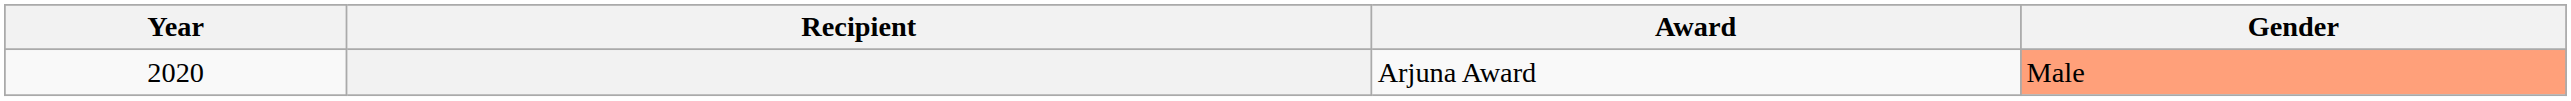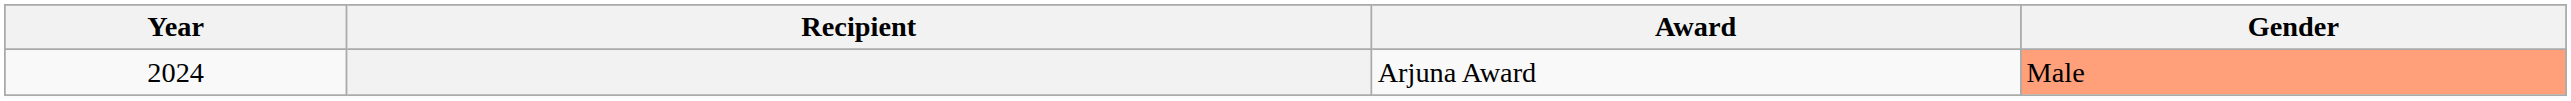(176, 71) 2020 -> (176, 71) 2024
